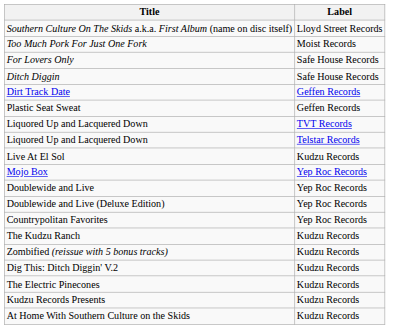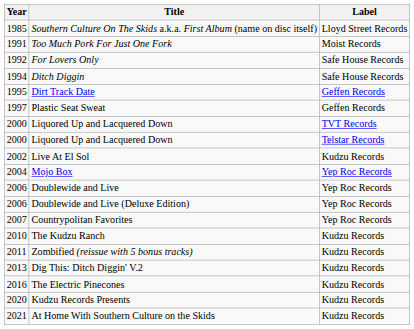+ column: (17, 12)
